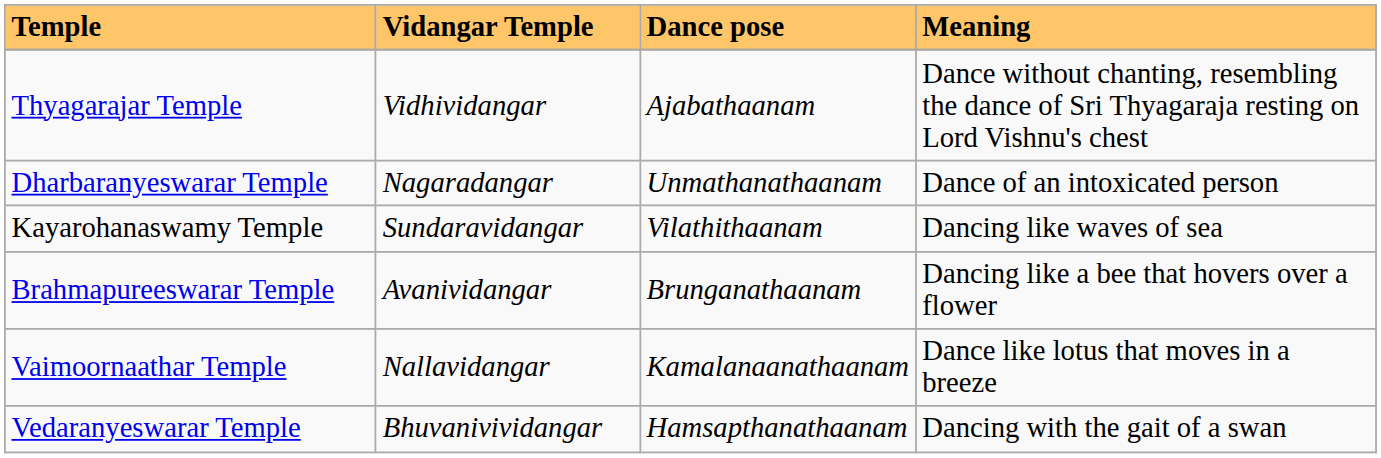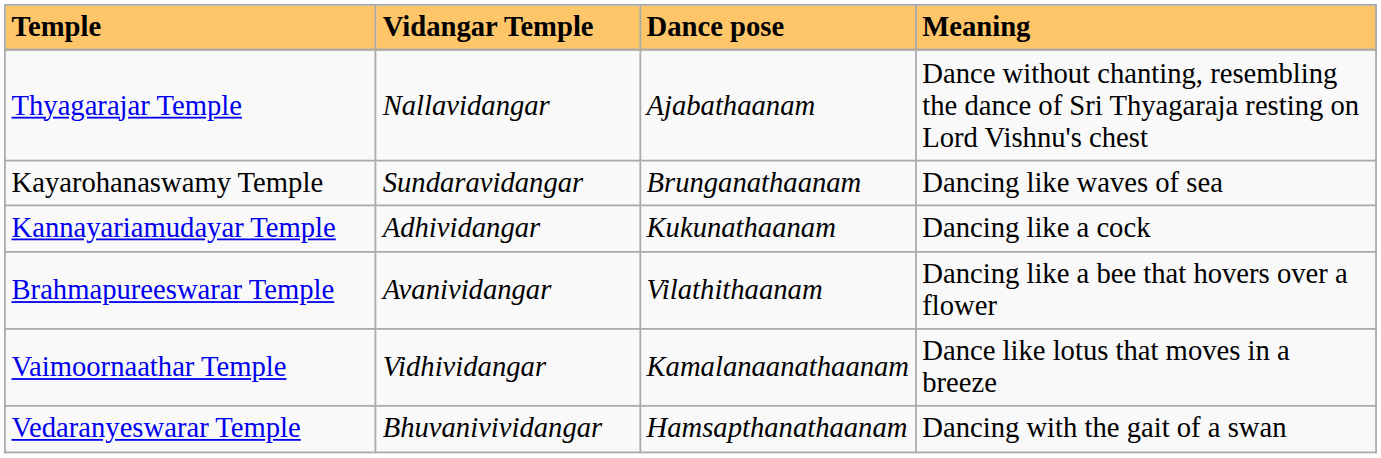(464, 104) Vidhividangar -> (466, 104) Nallavidangar
- row: (170, 182)
(735, 227) Vilathithaanam -> (754, 182) Brunganathaanam
+ row: (174, 227)
(754, 289) Brunganathaanam -> (735, 289) Vilathithaanam
(466, 367) Nallavidangar -> (464, 367) Vidhividangar
